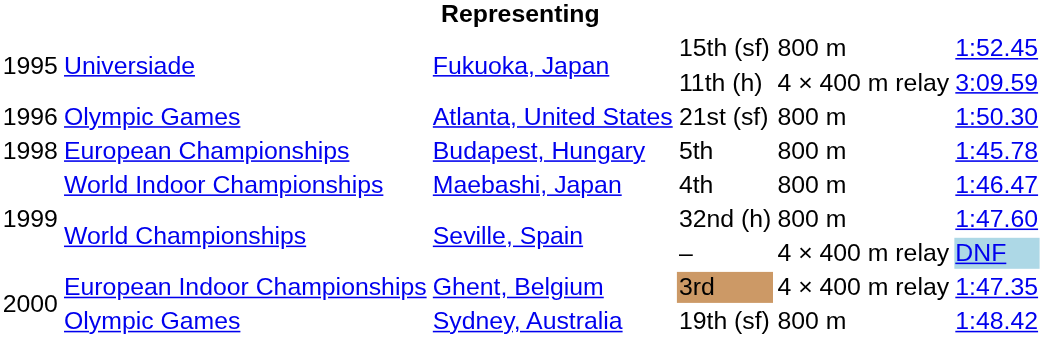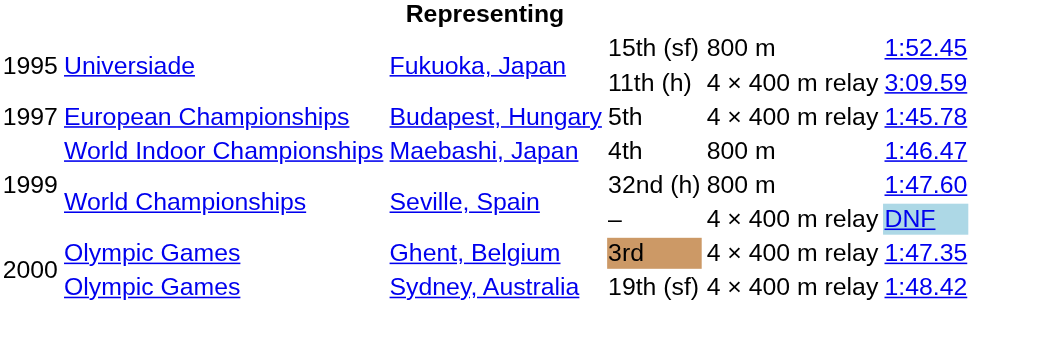- row: (724, 116)
(30, 150) 1998 -> (30, 116) 1997
(812, 150) 800 m -> (792, 116) 4 × 400 m relay
(245, 287) European Indoor Championships -> (152, 253) Olympic Games
(812, 321) 800 m -> (792, 287) 4 × 400 m relay
